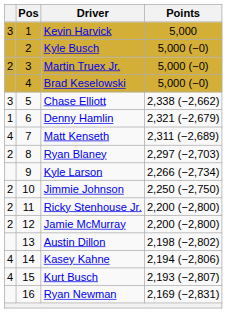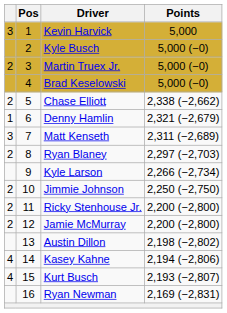(10, 101) 3 -> (10, 101) 2
(10, 136) 4 -> (10, 136) 3
